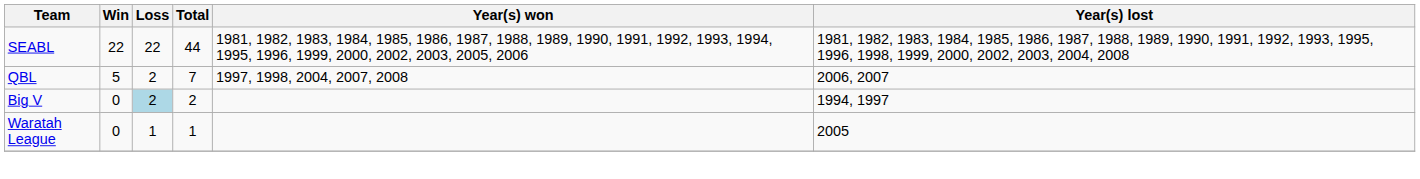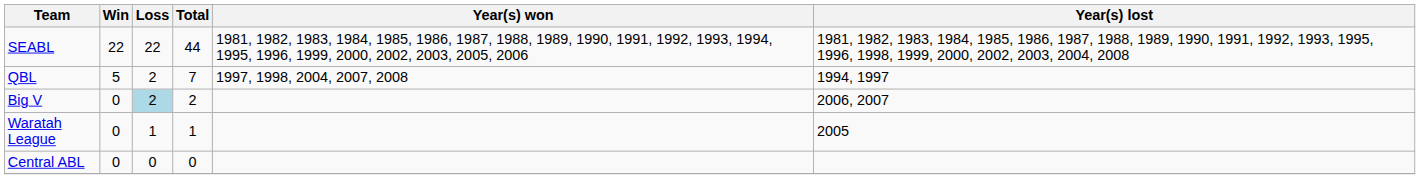(853, 77) 2006, 2007 -> (853, 77) 1994, 1997
(853, 100) 1994, 1997 -> (853, 100) 2006, 2007
+ row: (46, 162)
